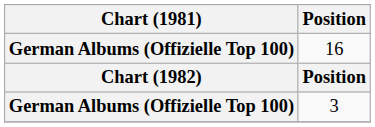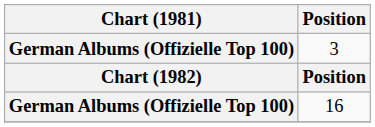rows swapped: (334, 48) <-> (334, 106)
